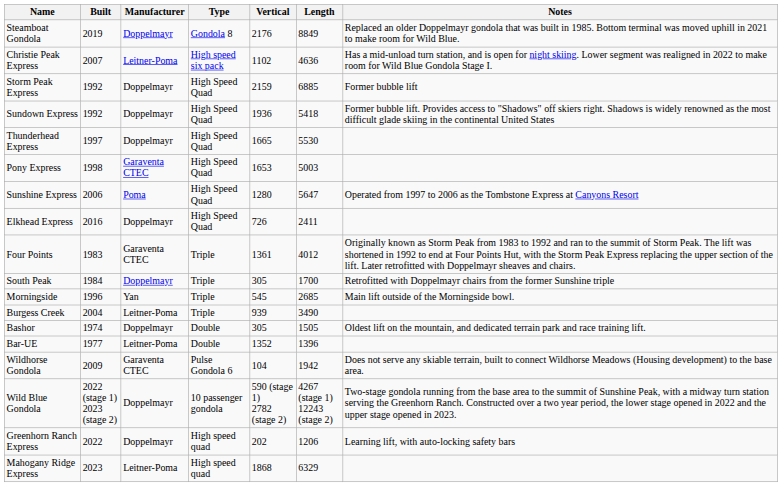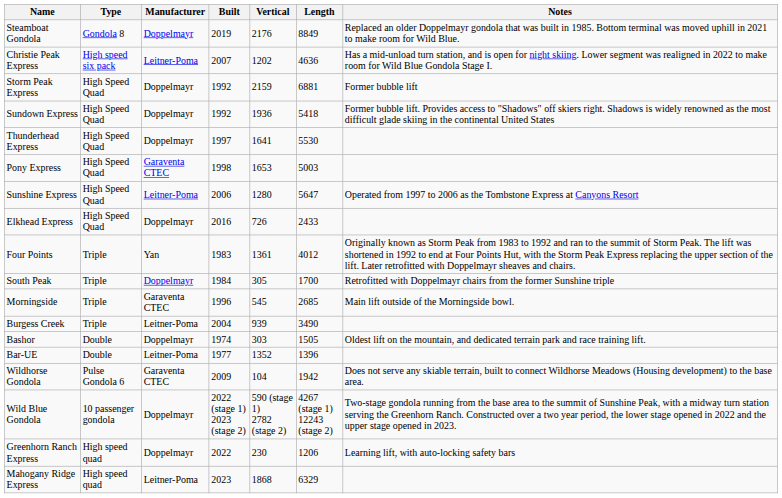columns swapped: (219, 12) <-> (101, 12)
(262, 60) 1102 -> (262, 60) 1202
(308, 87) 6885 -> (308, 87) 6881
(262, 141) 1665 -> (262, 141) 1641
(134, 195) Poma -> (171, 195) Leitner-Poma
(308, 221) 2411 -> (308, 221) 2433
(144, 254) Garaventa CTEC -> (151, 254) Yan
(131, 297) Yan -> (164, 302) Garaventa CTEC
(259, 328) 305 -> (259, 339) 303
(259, 441) 202 -> (259, 452) 230
